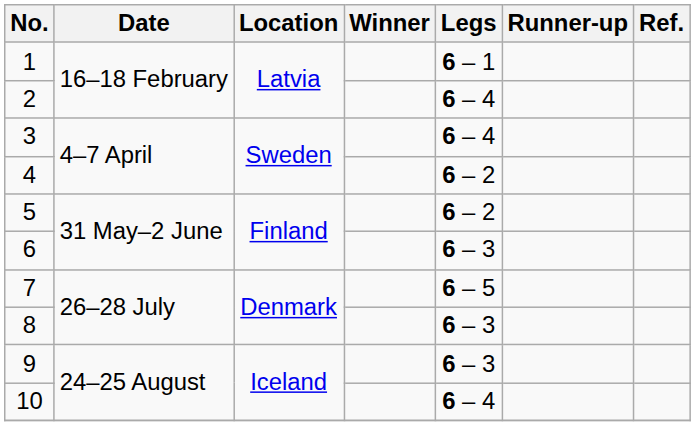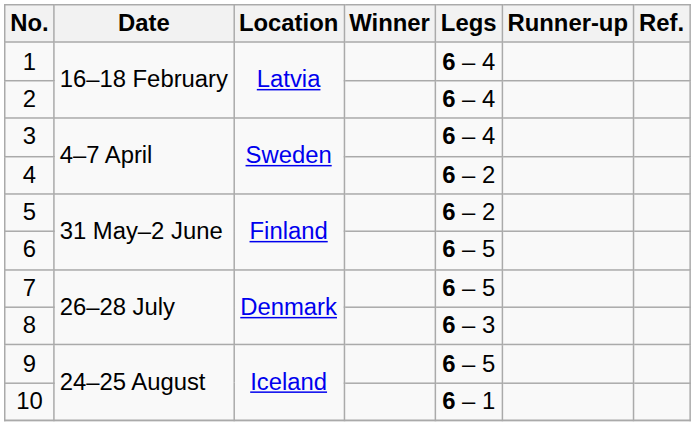(469, 61) 6 – 1 -> (469, 61) 6 – 4
(469, 250) 6 – 3 -> (469, 250) 6 – 5
(469, 363) 6 – 3 -> (469, 363) 6 – 5
(469, 401) 6 – 4 -> (469, 401) 6 – 1
